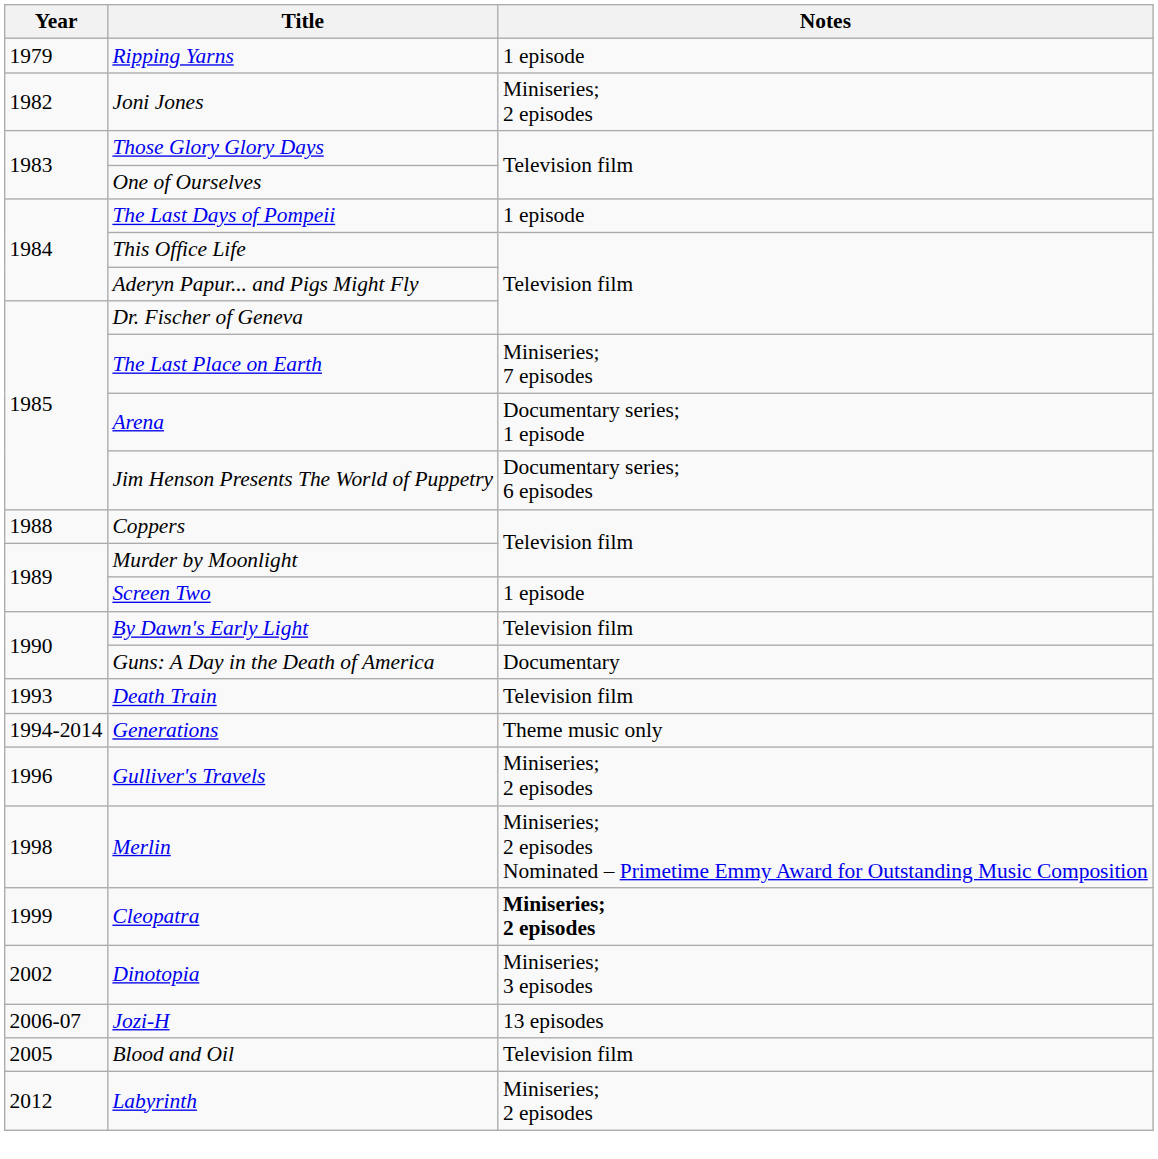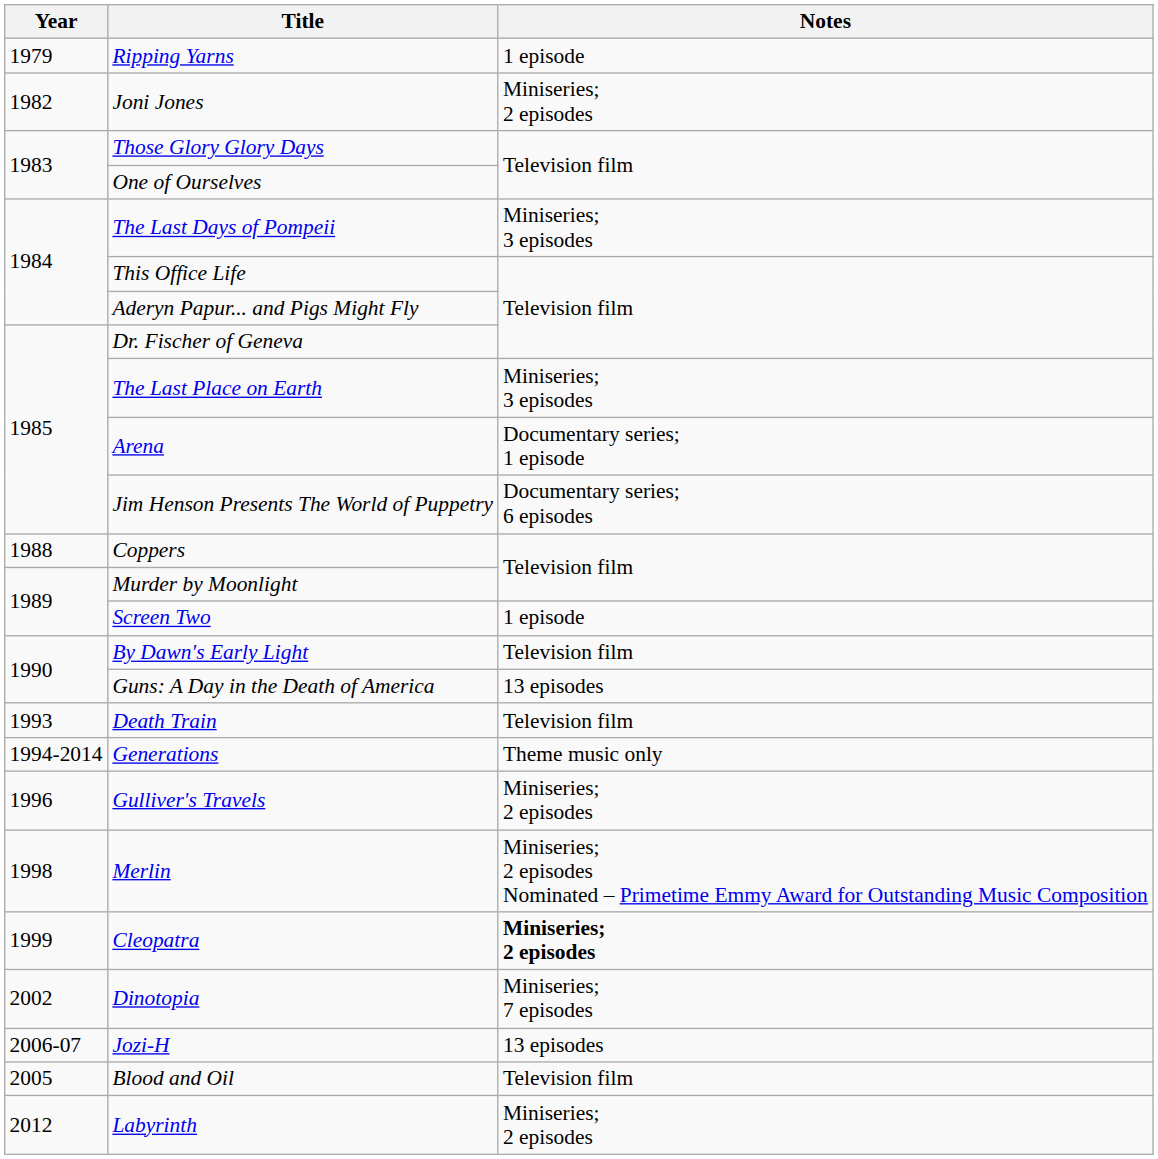(544, 215) 1 episode -> (551, 227) Miniseries; 3 episodes
(551, 363) Miniseries; 7 episodes -> (551, 387) Miniseries; 3 episodes
(561, 662) Documentary -> (553, 686) 13 episodes
(551, 974) Miniseries; 3 episodes -> (551, 998) Miniseries; 7 episodes
